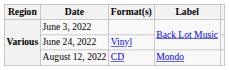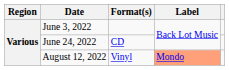(121, 42) Vinyl -> (117, 42) CD
(117, 57) CD -> (121, 57) Vinyl
(170, 57) no background -> (170, 57) lightsalmon background
